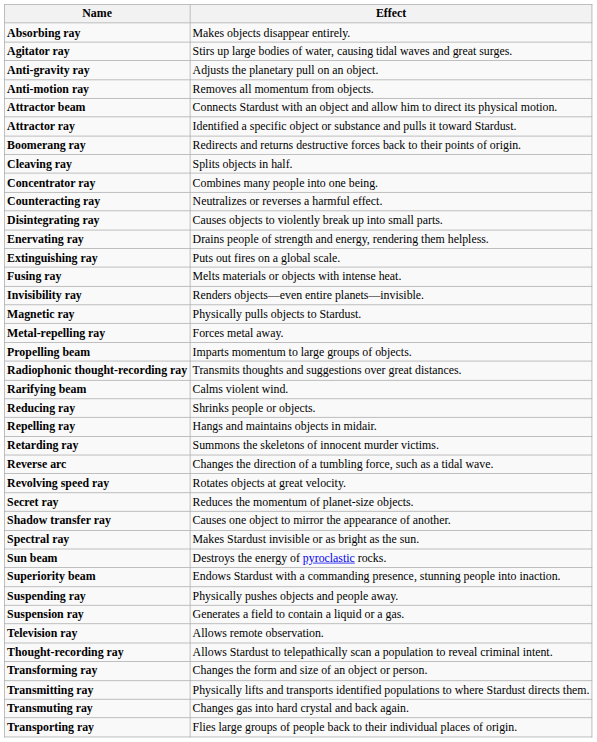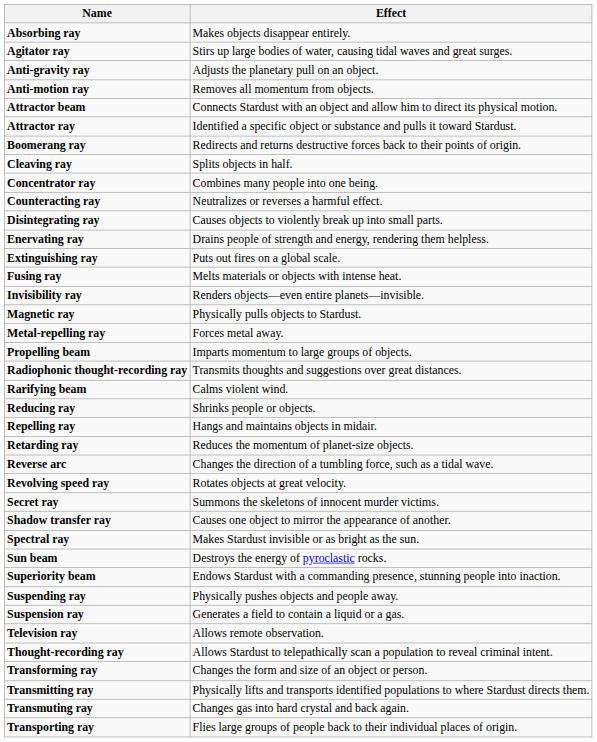(316, 445) Summons the skeletons of innocent murder victims. -> (303, 445) Reduces the momentum of planet-size objects.
(303, 502) Reduces the momentum of planet-size objects. -> (316, 502) Summons the skeletons of innocent murder victims.
